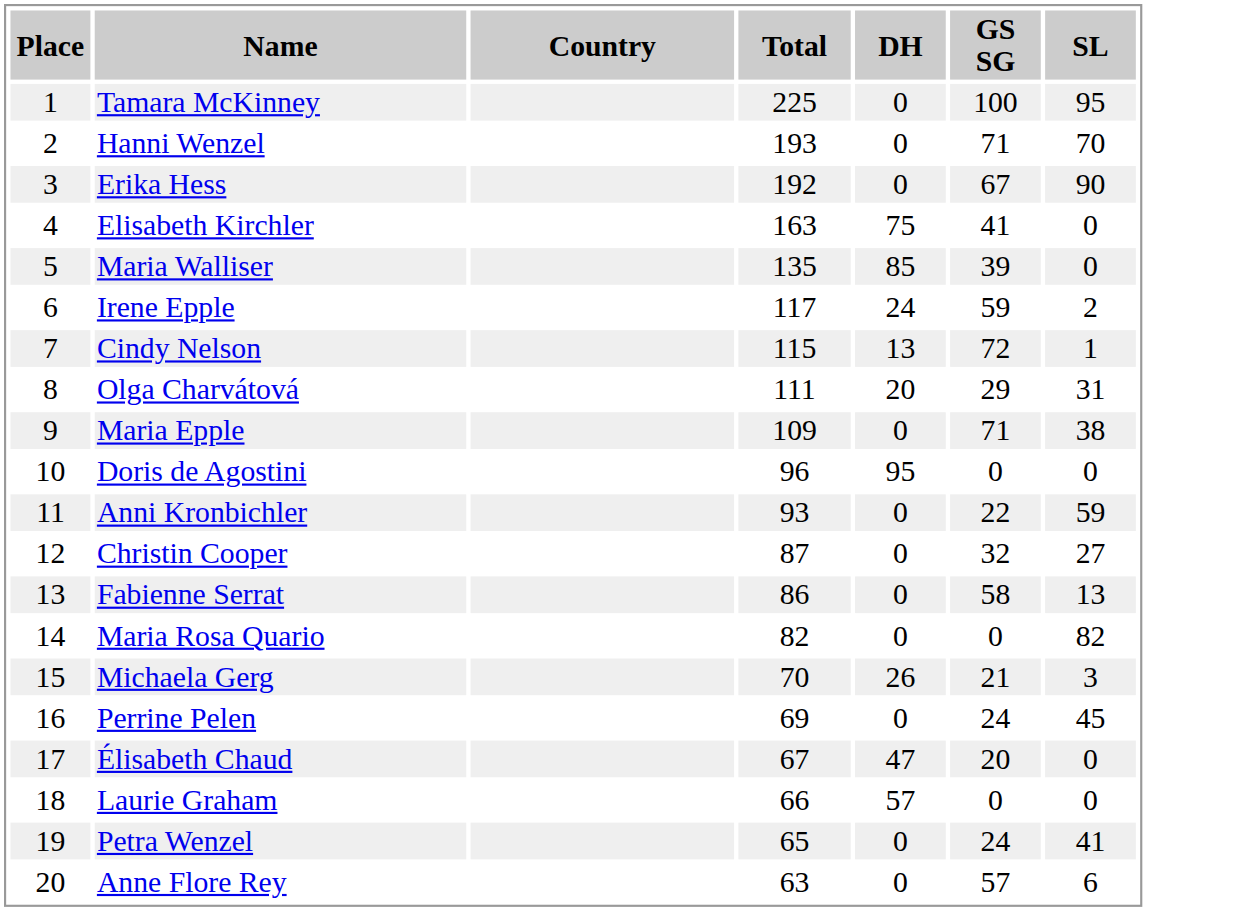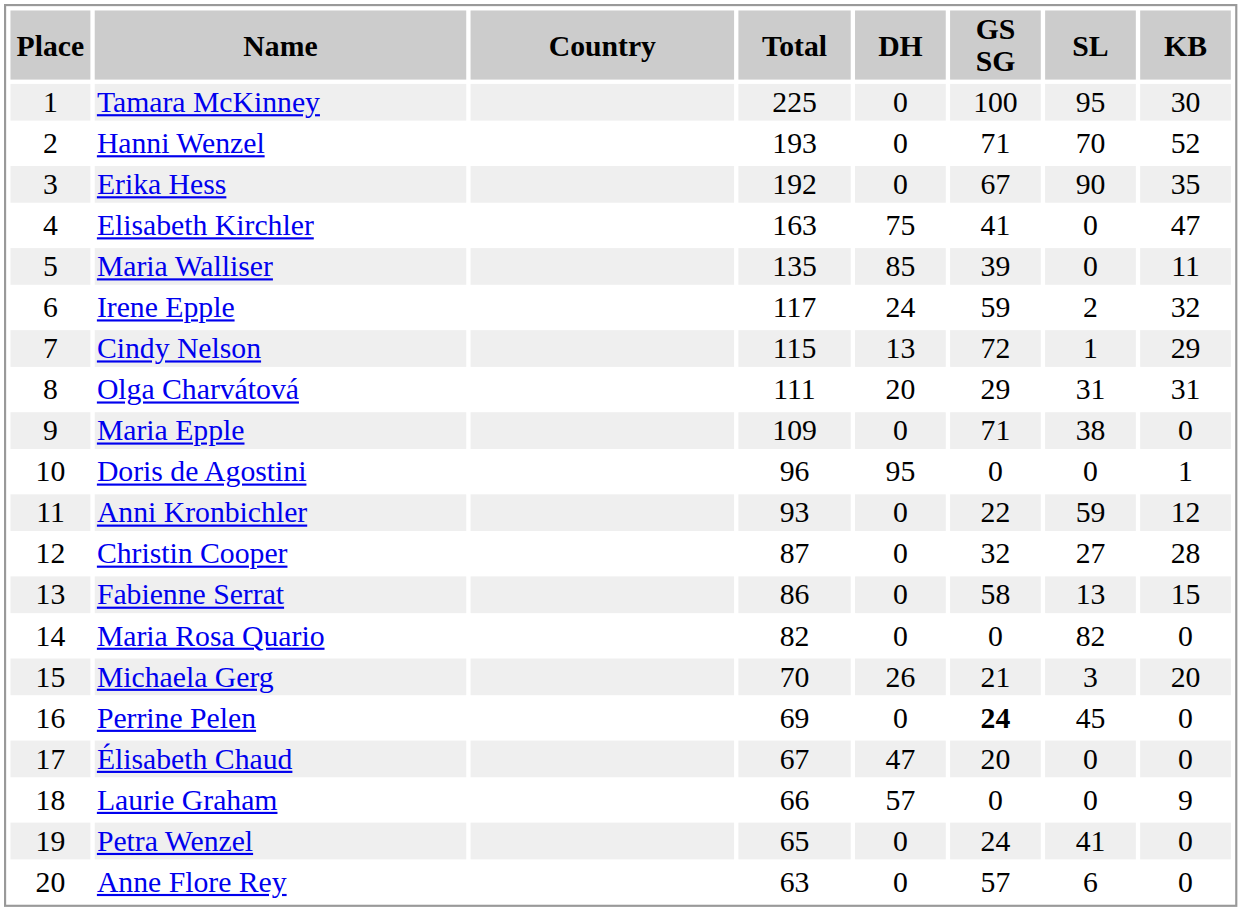+ column: (1186, 45)
(995, 718) normal -> (995, 718) bold
